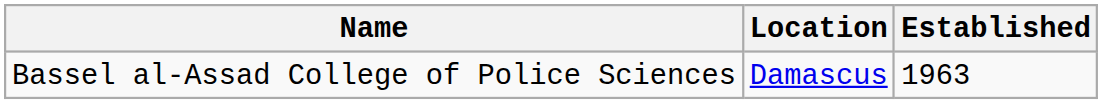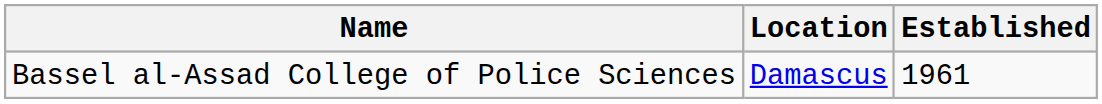(936, 75) 1963 -> (936, 75) 1961
